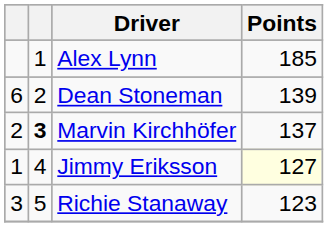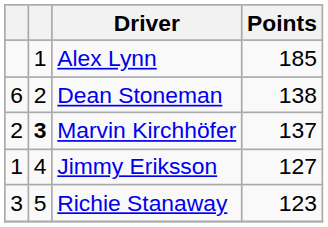(298, 94) 139 -> (298, 94) 138
(298, 167) lightyellow background -> (298, 167) no background
